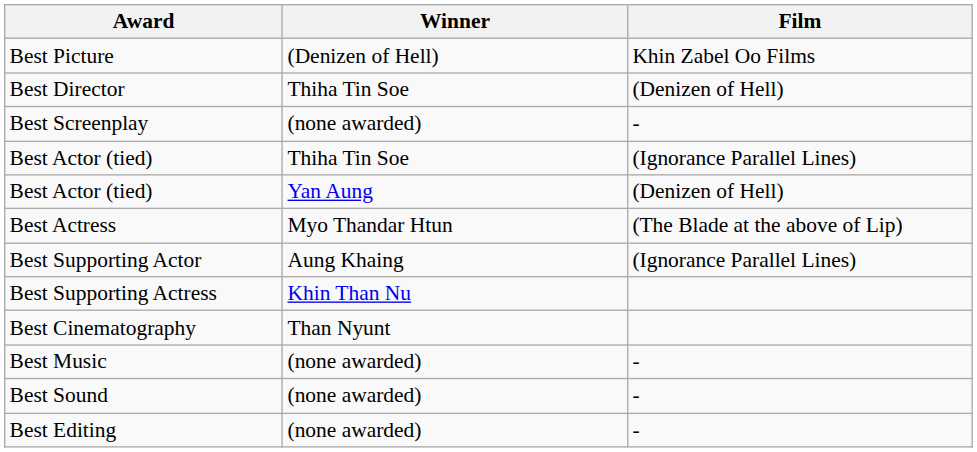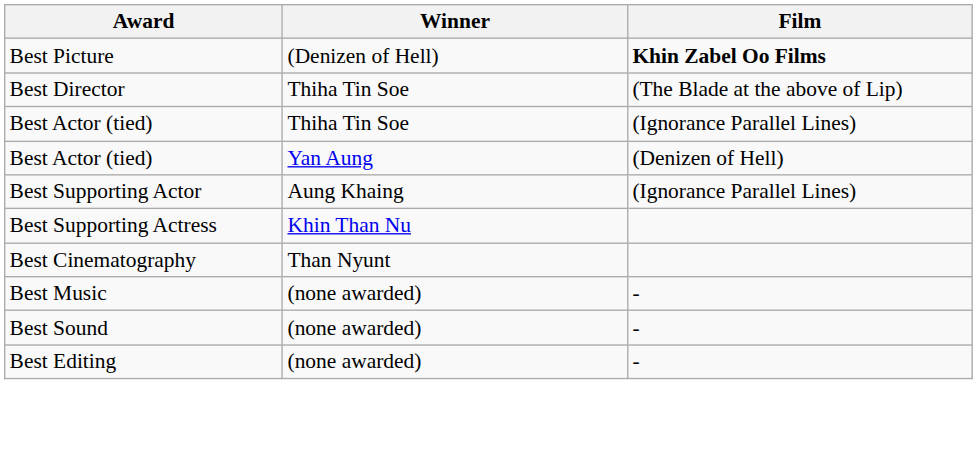(724, 55) normal -> (729, 55) bold
(708, 89) (Denizen of Hell) -> (768, 89) (The Blade at the above of Lip)
- row: (79, 123)
- row: (63, 225)
